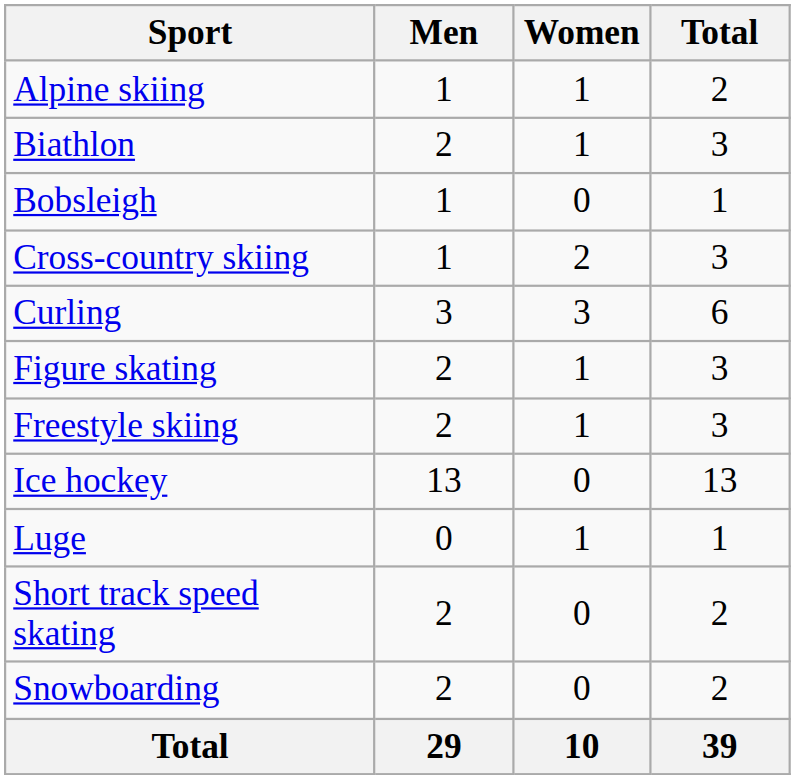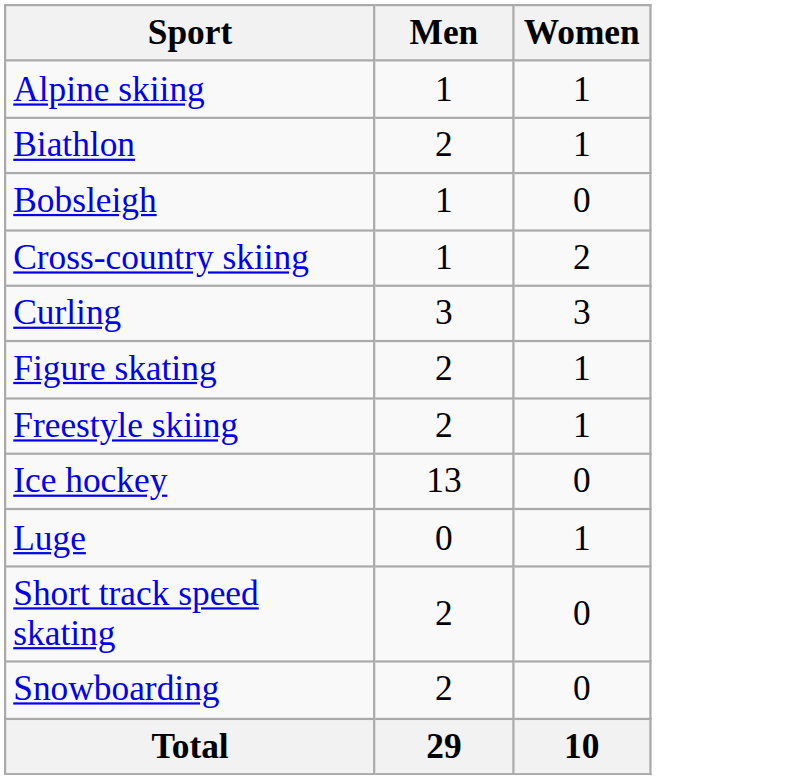- column: (720, 32)
